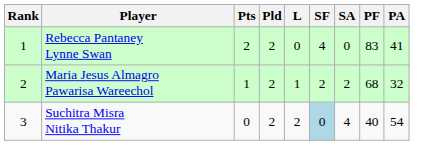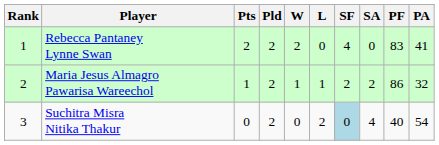+ column: (297, 15)
(372, 83) 68 -> (397, 83) 86
